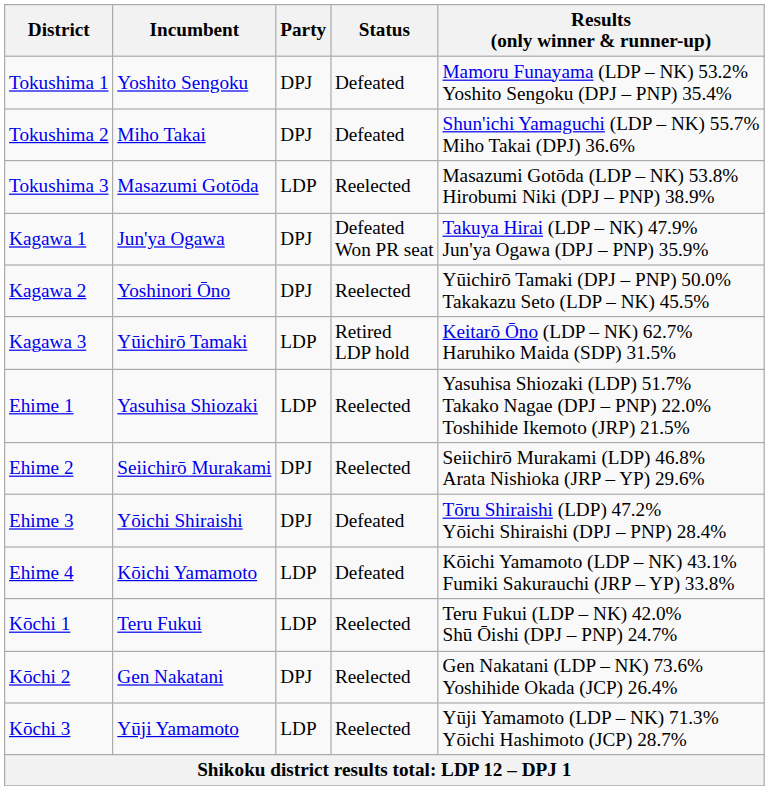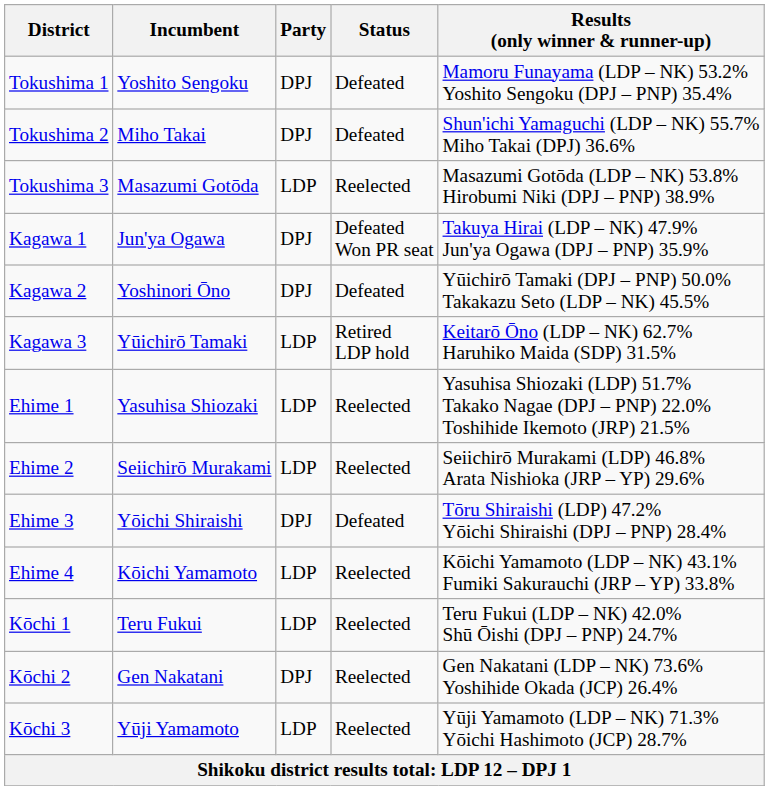(373, 290) Reelected -> (370, 290) Defeated
(296, 468) DPJ -> (298, 468) LDP
(370, 572) Defeated -> (373, 572) Reelected
